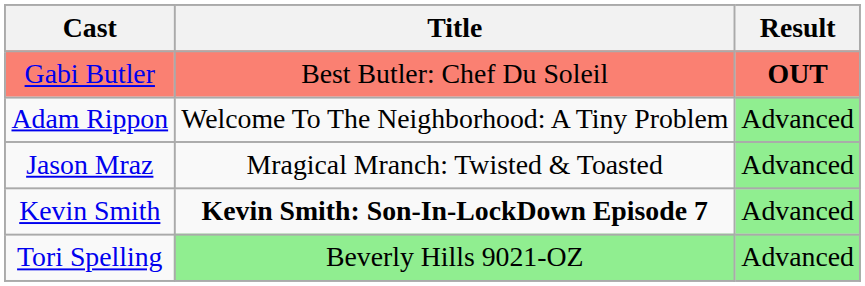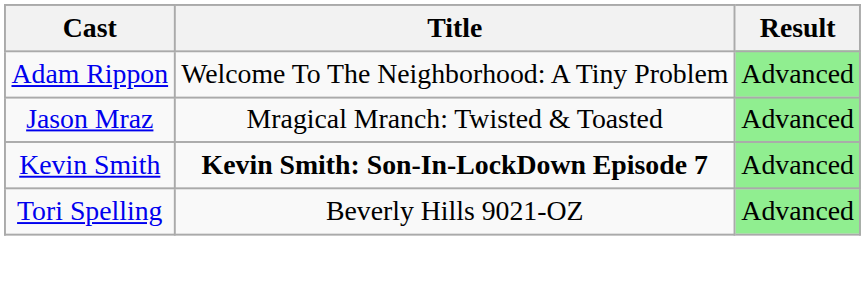- row: (90, 73)
(455, 256) lightgreen background -> (455, 211) no background
